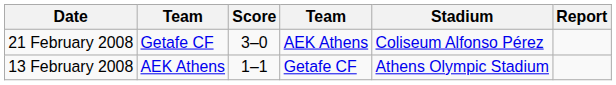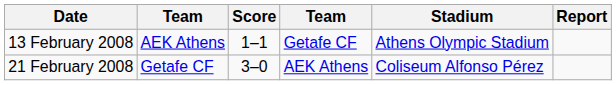rows swapped: (71, 67) <-> (71, 42)
